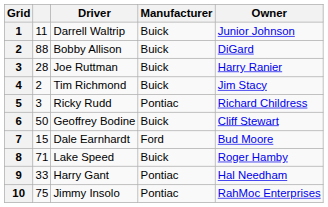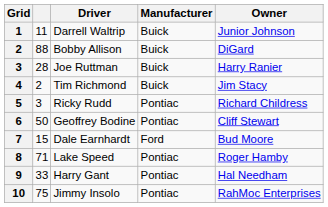(154, 121) Buick -> (160, 121) Pontiac
(154, 157) Buick -> (160, 157) Pontiac
